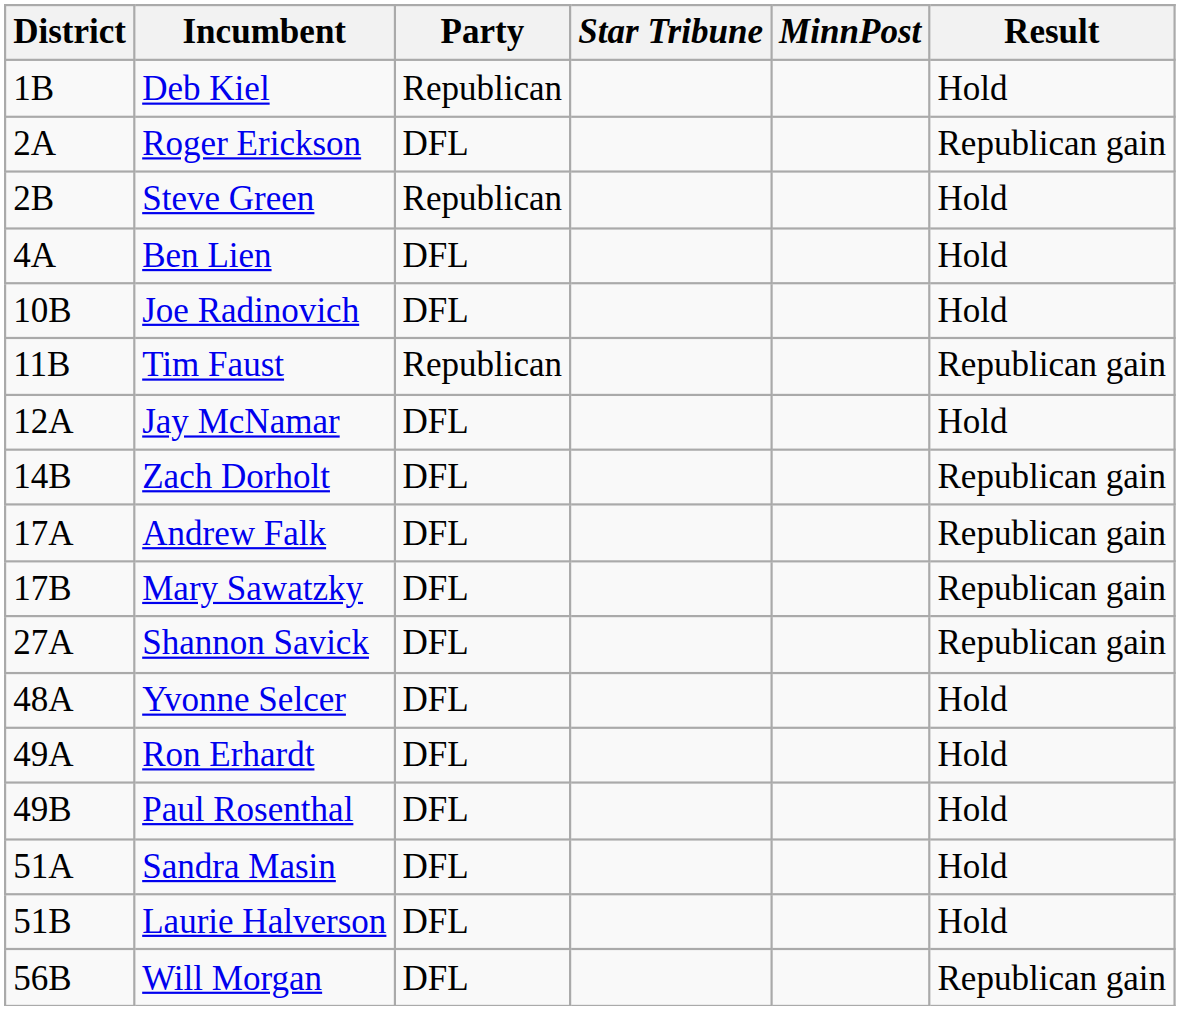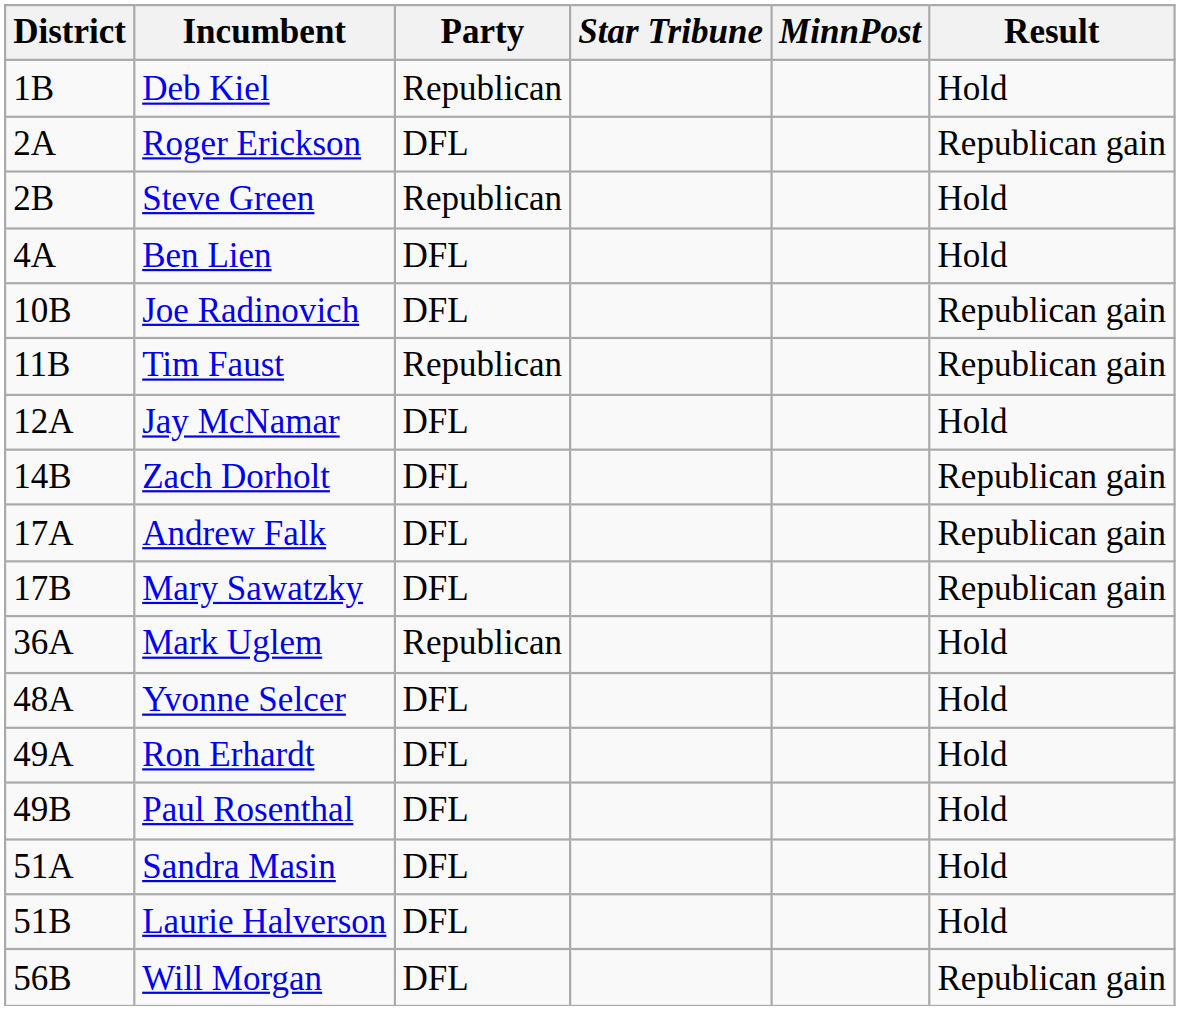(972, 310) Hold -> (1052, 310) Republican gain
- row: (256, 643)
+ row: (232, 643)
